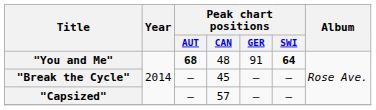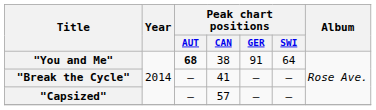(223, 60) 48 -> (223, 60) 38
(289, 60) bold -> (289, 60) normal
(223, 78) 45 -> (223, 78) 41
